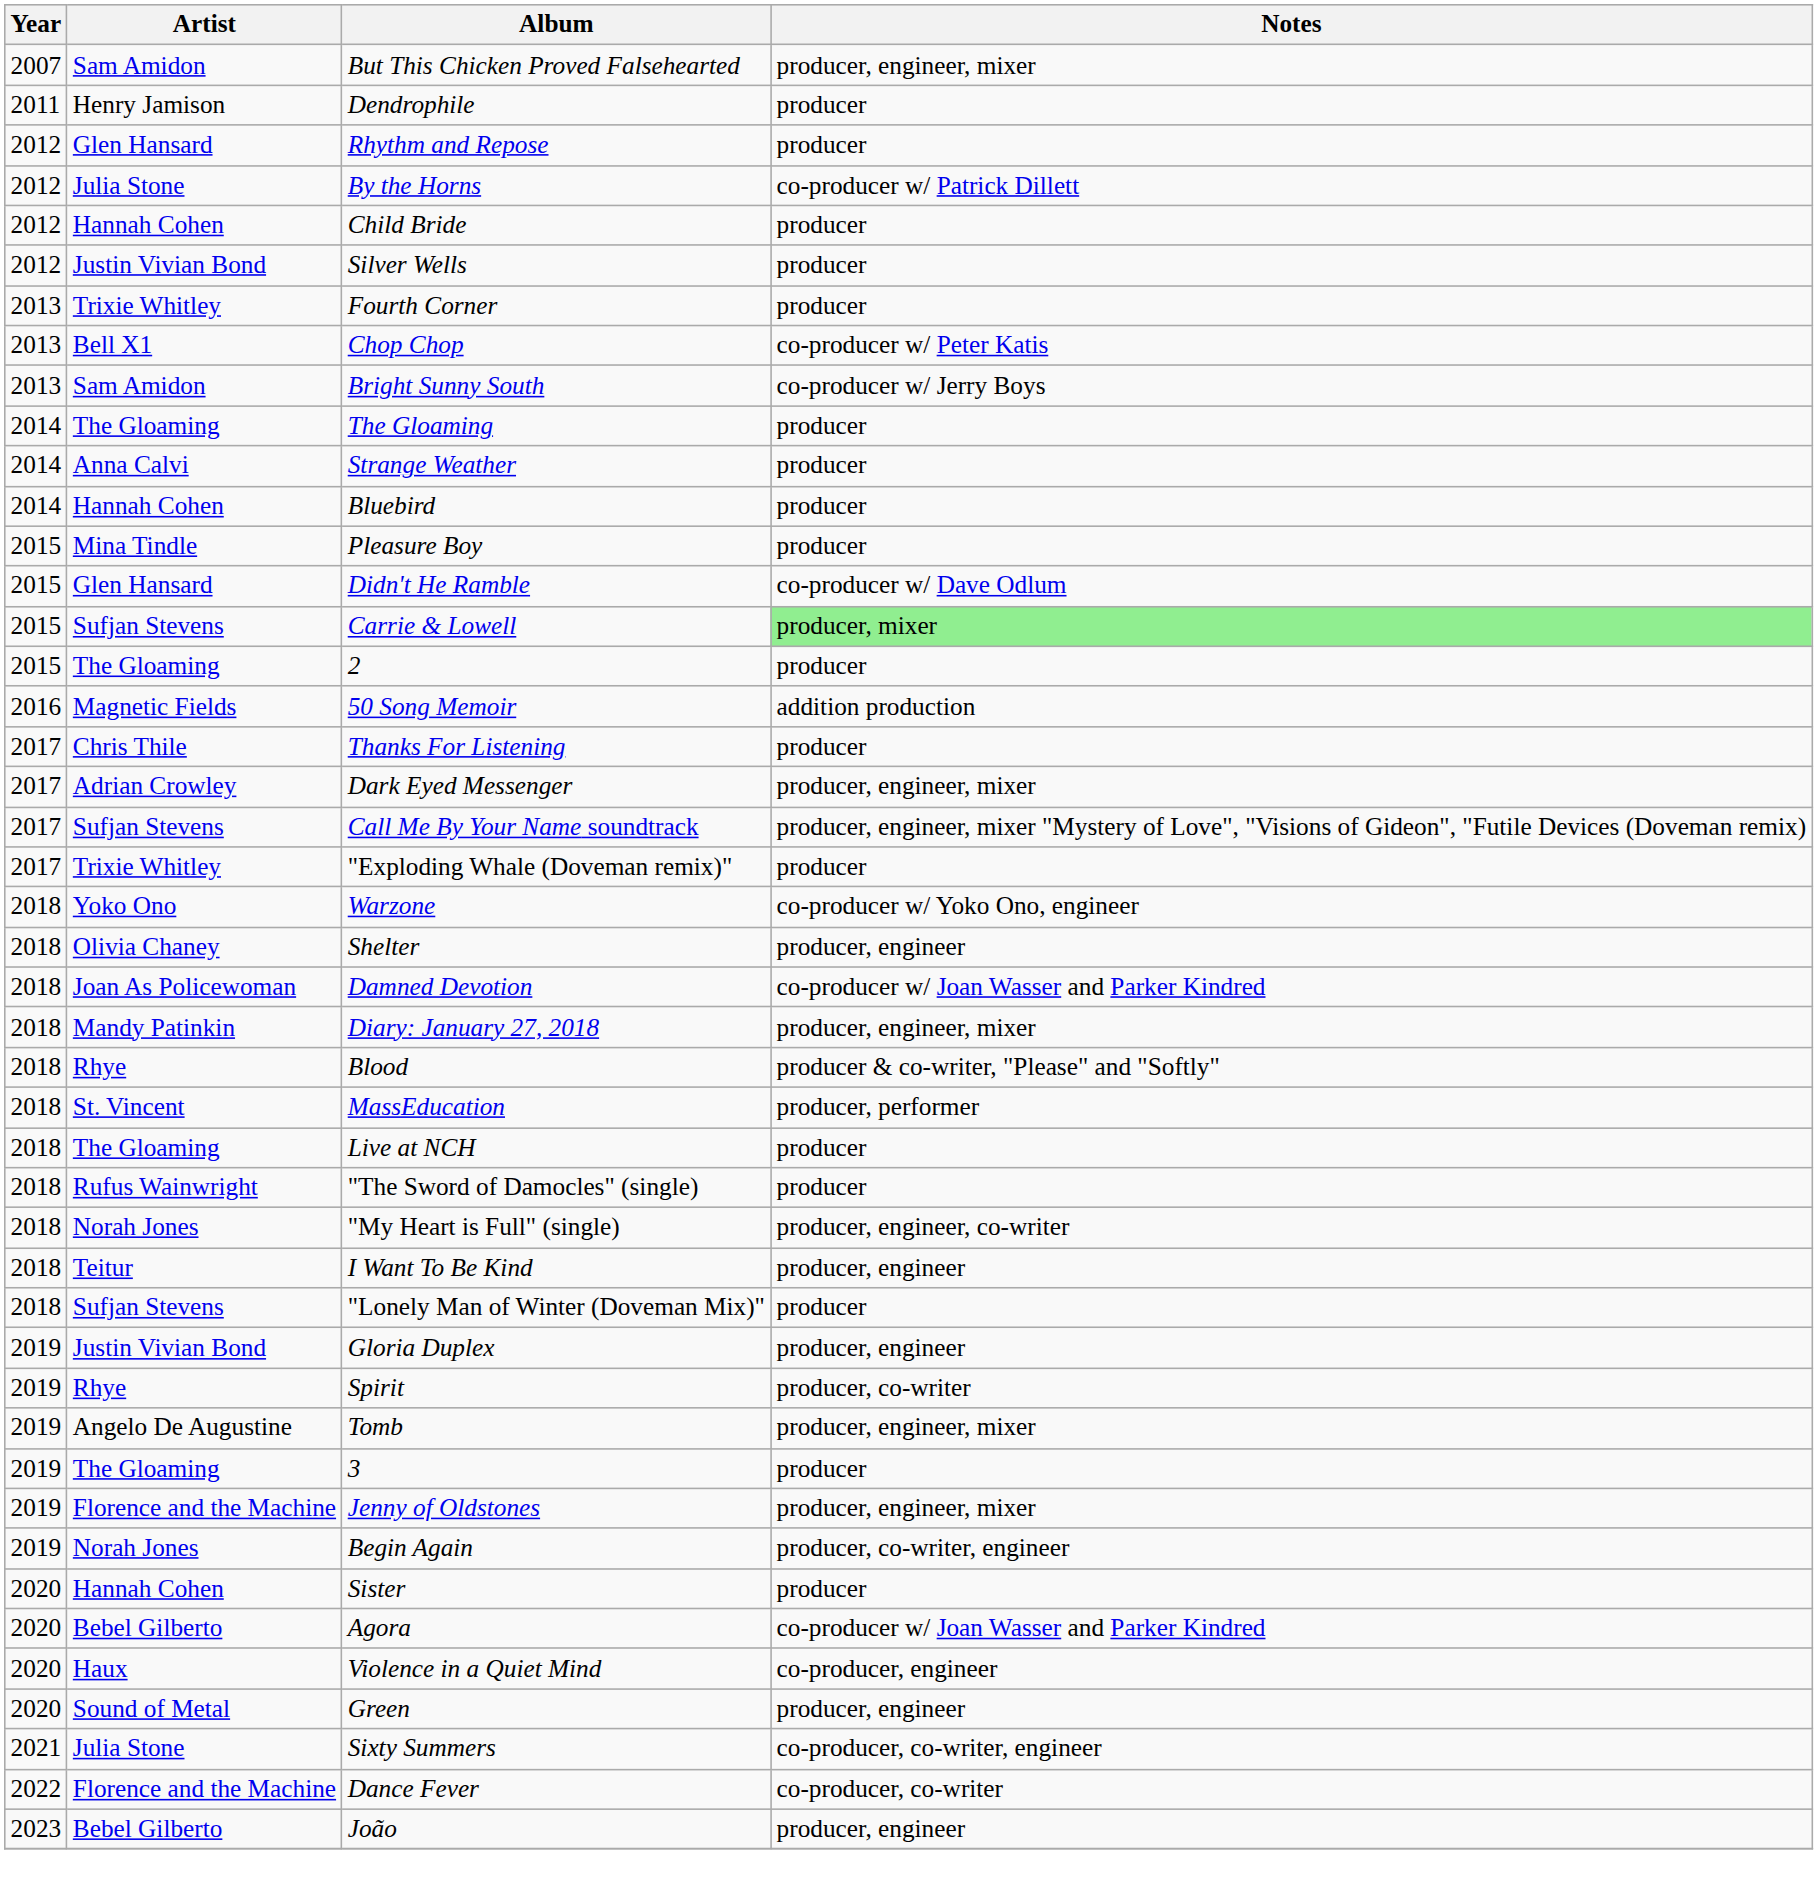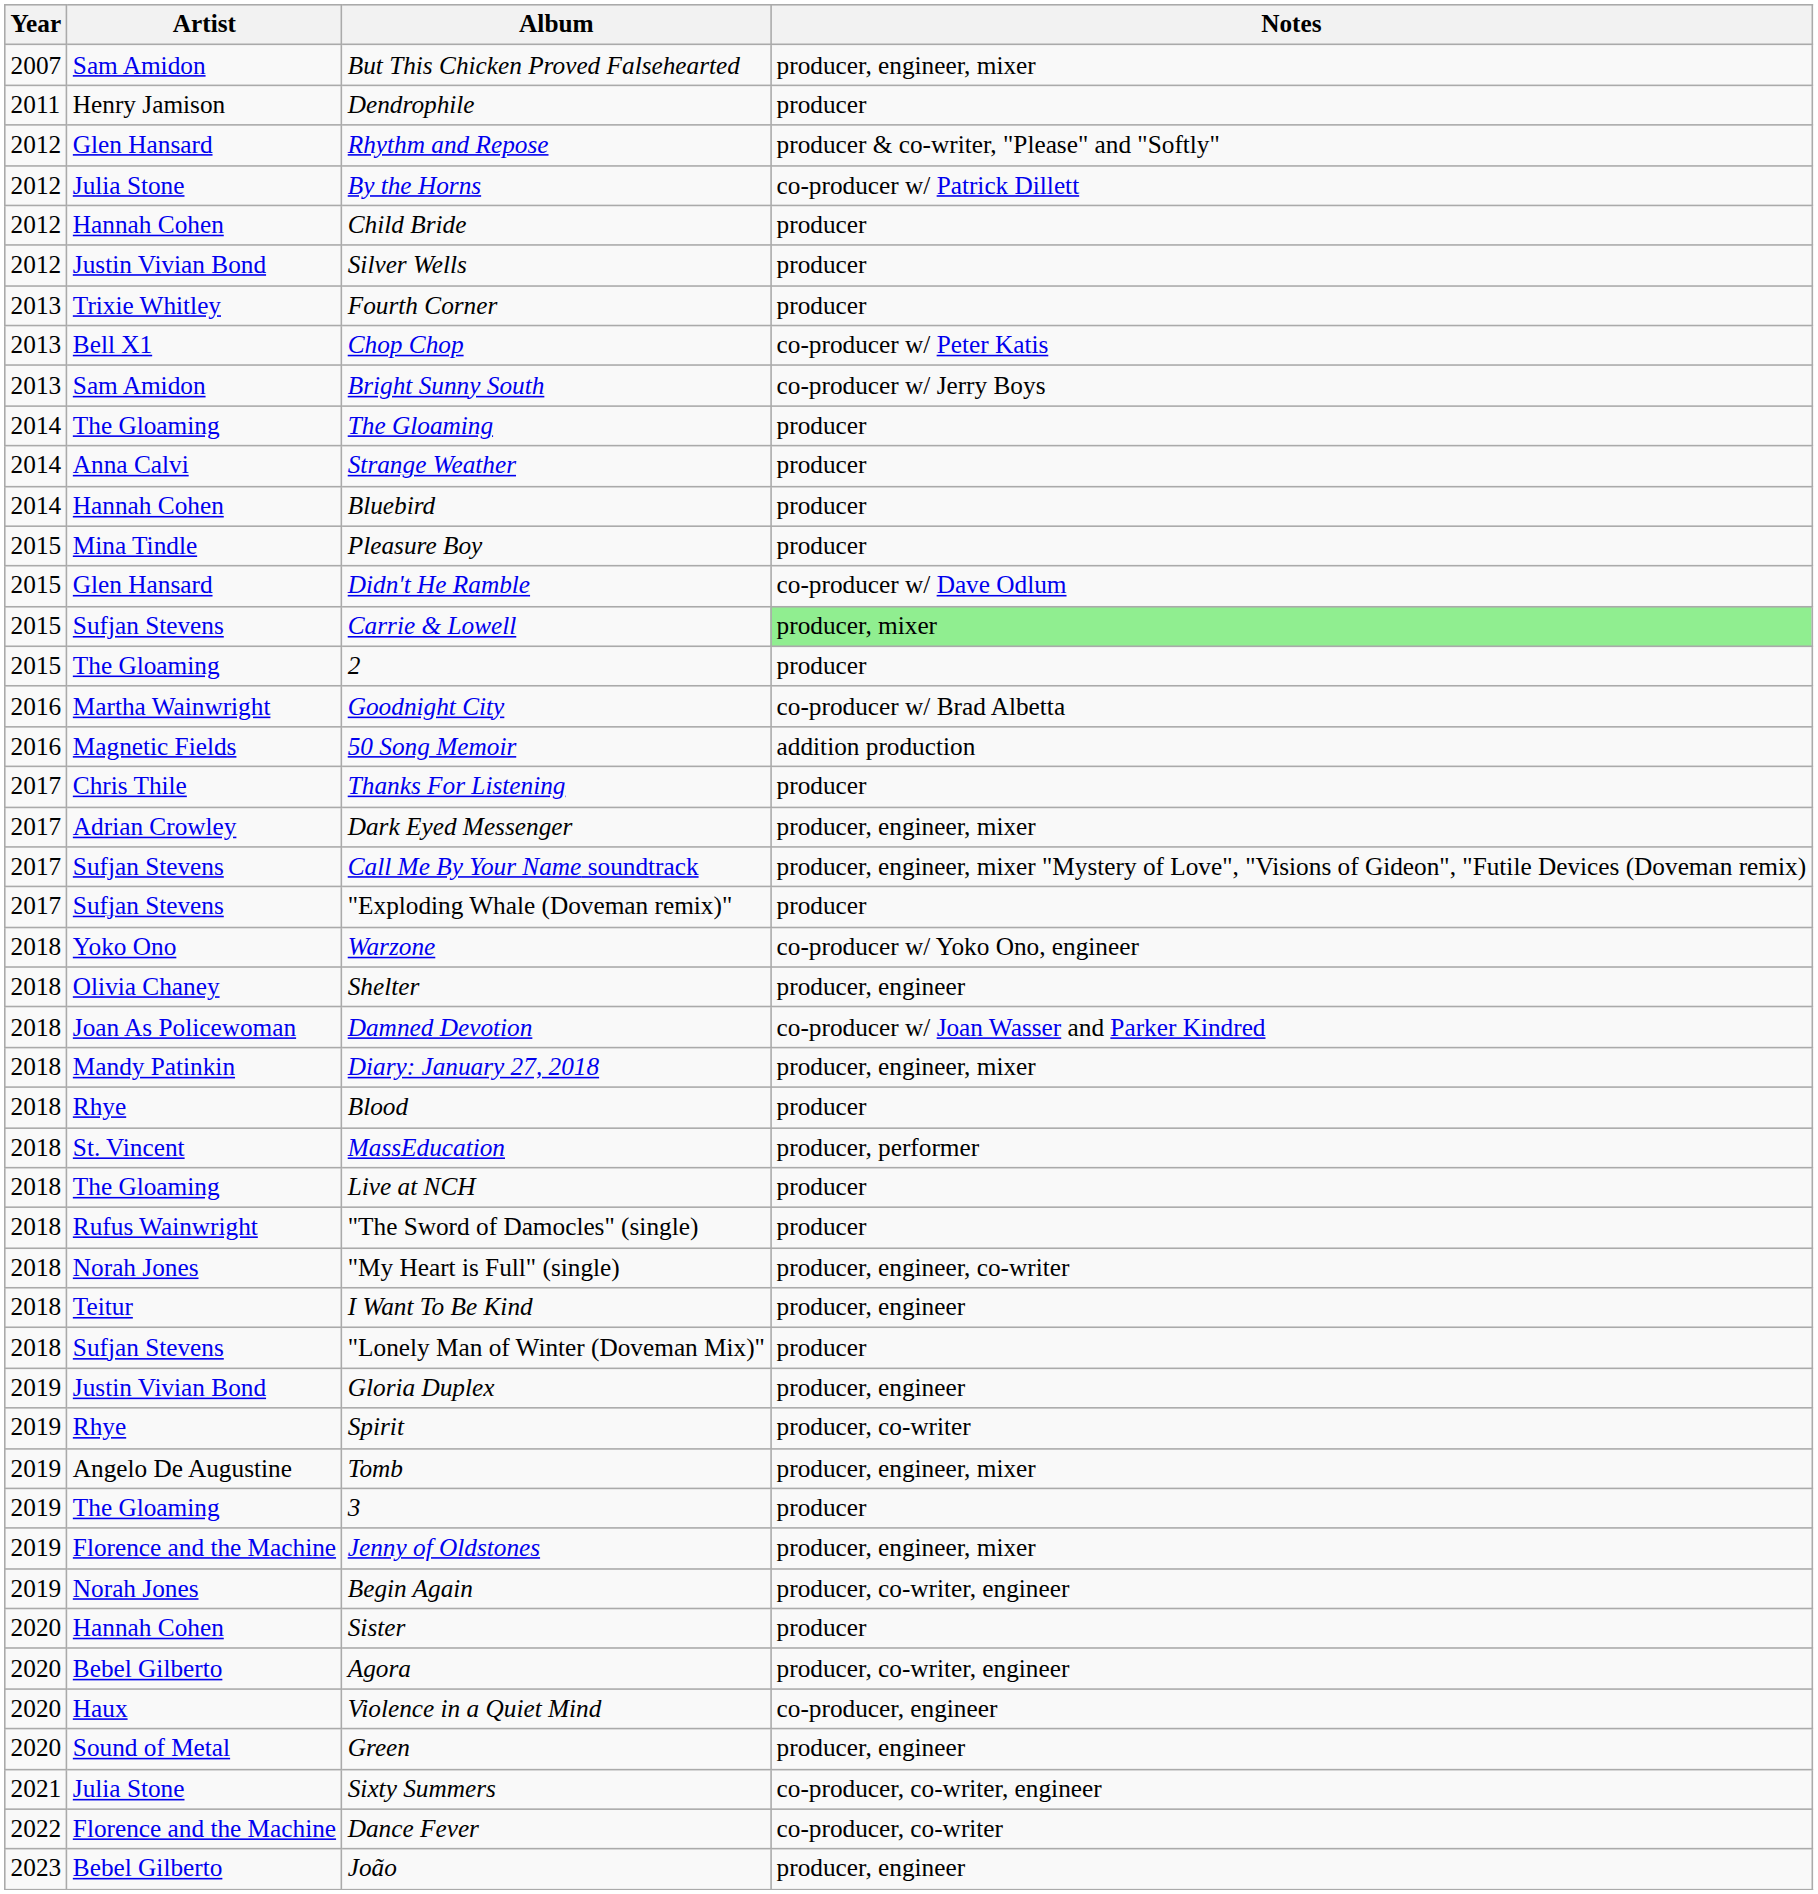(822, 144) producer -> (998, 144) producer & co-writer, "Please" and "Softly"
+ row: (426, 706)
(147, 866) Trixie Whitley -> (148, 906) Sufjan Stevens
(998, 1066) producer & co-writer, "Please" and "Softly" -> (822, 1107) producer
(1021, 1628) co-producer w/ Joan Wasser and Parker Kindred -> (923, 1668) producer, co-writer, engineer
